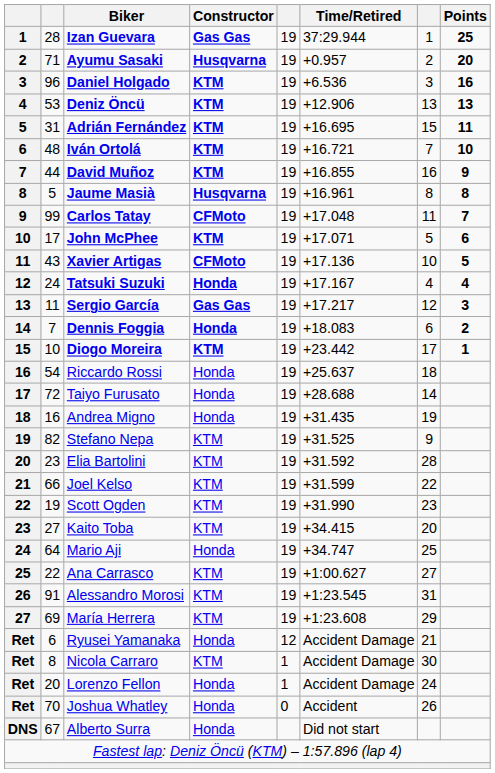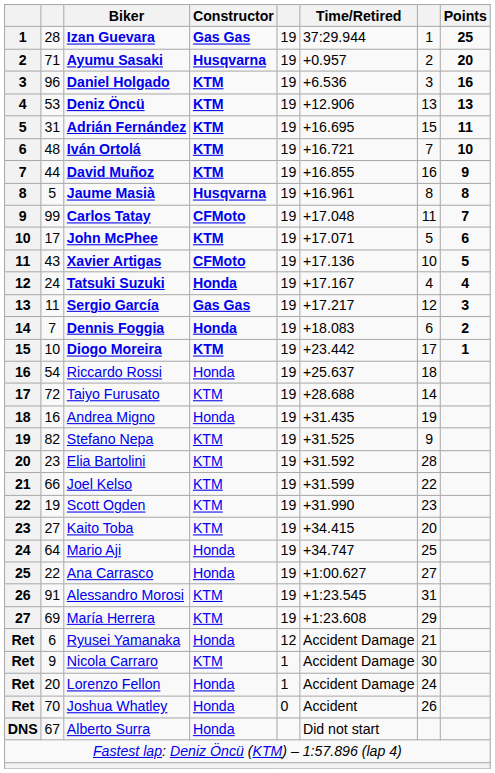(214, 394) Honda -> (208, 394) KTM
(208, 573) KTM -> (214, 573) Honda
(52, 662) 8 -> (52, 662) 9
